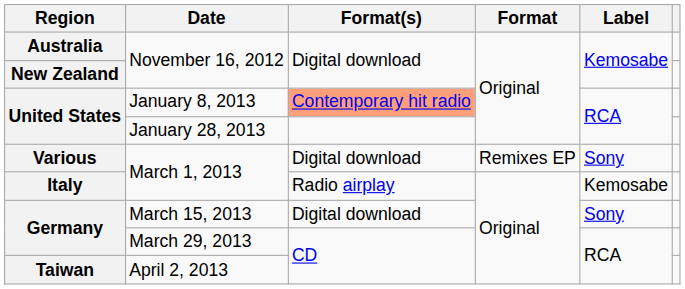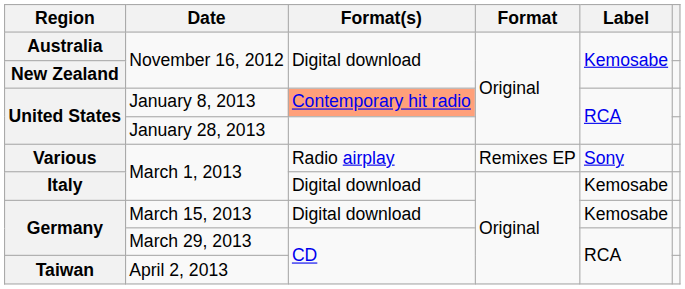(356, 158) Digital download -> (343, 158) Radio airplay
(343, 185) Radio airplay -> (356, 185) Digital download
(604, 213) Sony -> (626, 213) Kemosabe
